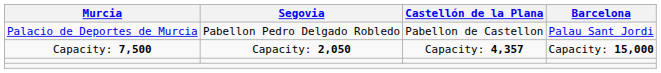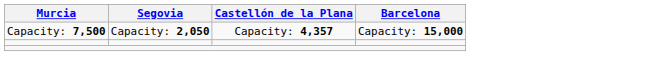- row: (102, 31)
